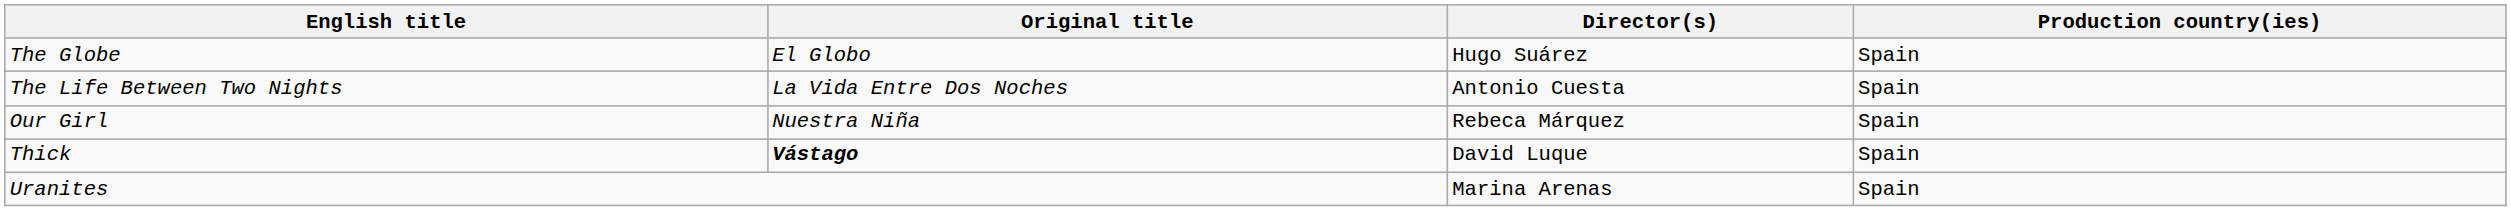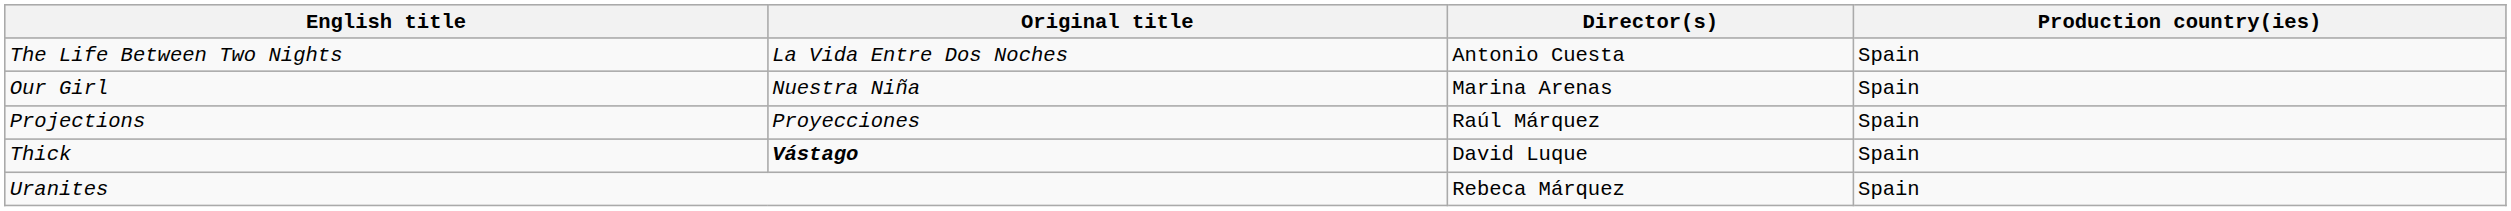- row: (65, 55)
(1539, 122) Rebeca Márquez -> (1532, 88) Marina Arenas
+ row: (77, 122)
(1532, 189) Marina Arenas -> (1539, 189) Rebeca Márquez
